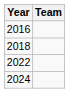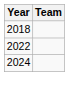- row: (19, 29)
